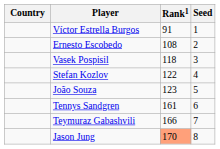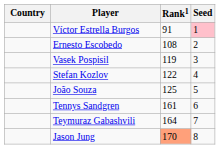(196, 29) no background -> (196, 29) pink background
(169, 60) 118 -> (169, 60) 119
(170, 90) 123 -> (170, 90) 125
(170, 121) 166 -> (170, 121) 164
